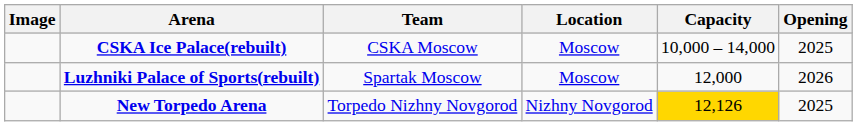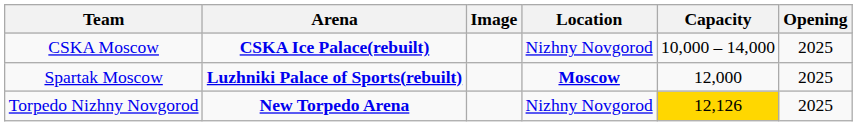columns swapped: (32, 18) <-> (422, 18)
(589, 47) Moscow -> (589, 47) Nizhny Novgorod
(589, 76) normal -> (589, 76) bold
(815, 76) 2026 -> (815, 76) 2025
